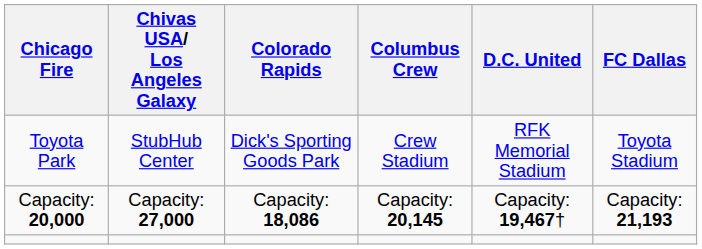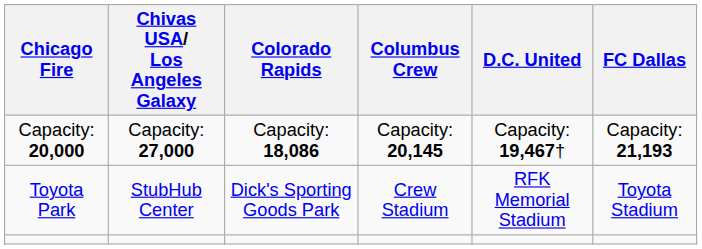rows swapped: (57, 150) <-> (57, 210)
